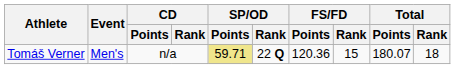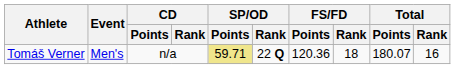(351, 54) 15 -> (351, 54) 18
(432, 54) 18 -> (432, 54) 16
